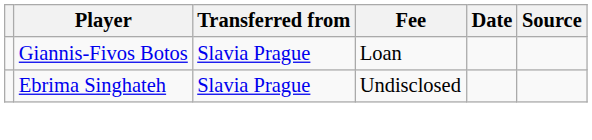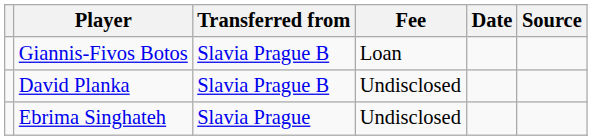(254, 53) Slavia Prague -> (263, 53) Slavia Prague B
+ row: (74, 85)
